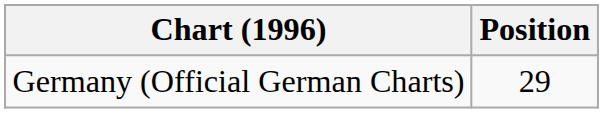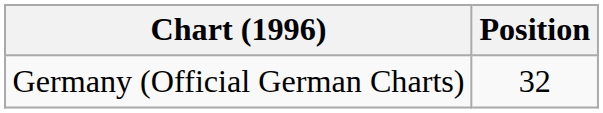(535, 81) 29 -> (535, 81) 32
